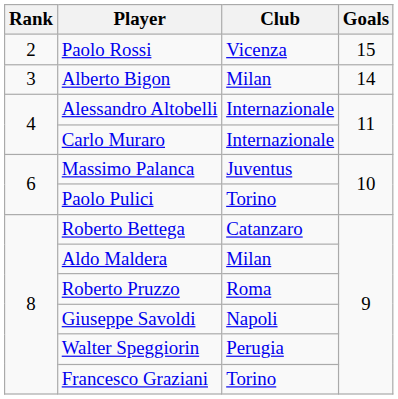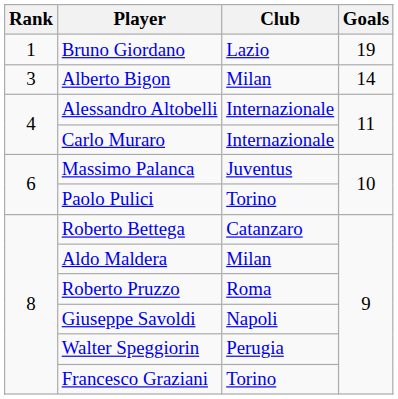+ row: (123, 49)
- row: (107, 49)
